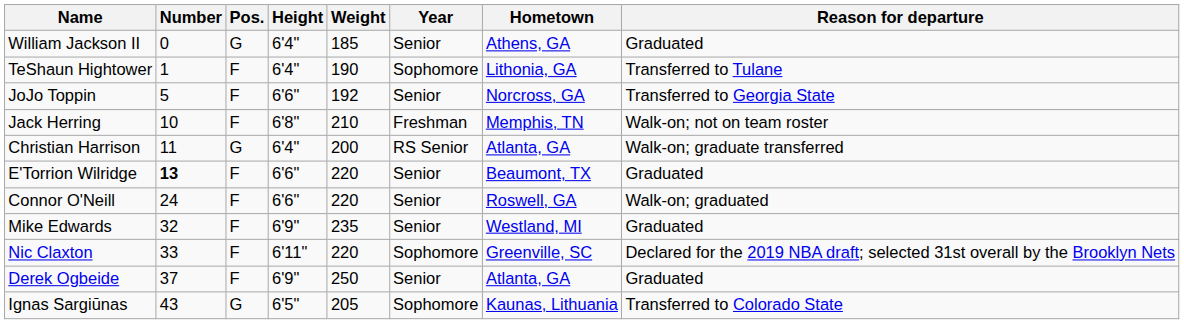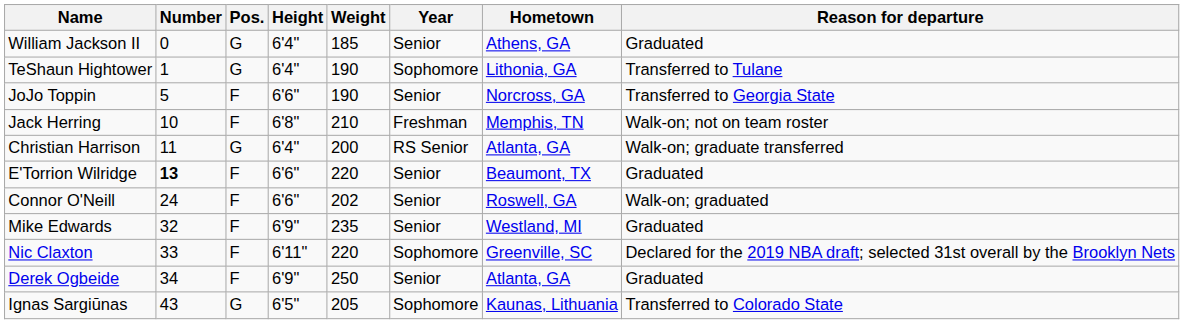(235, 69) F -> (236, 69) G
(345, 95) 192 -> (345, 95) 190
(345, 200) 220 -> (345, 200) 202
(169, 278) 37 -> (169, 278) 34
